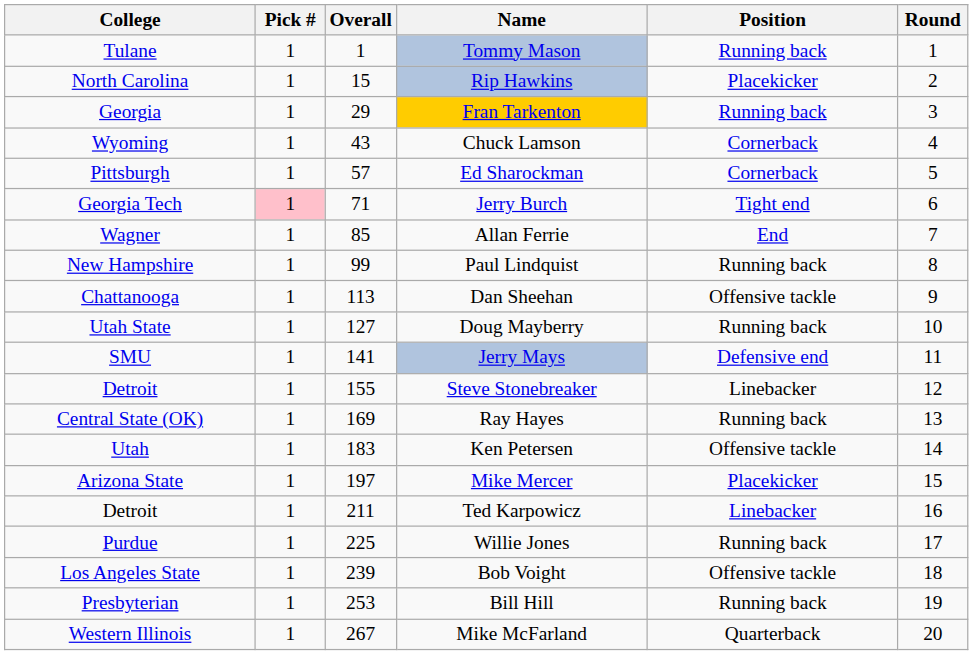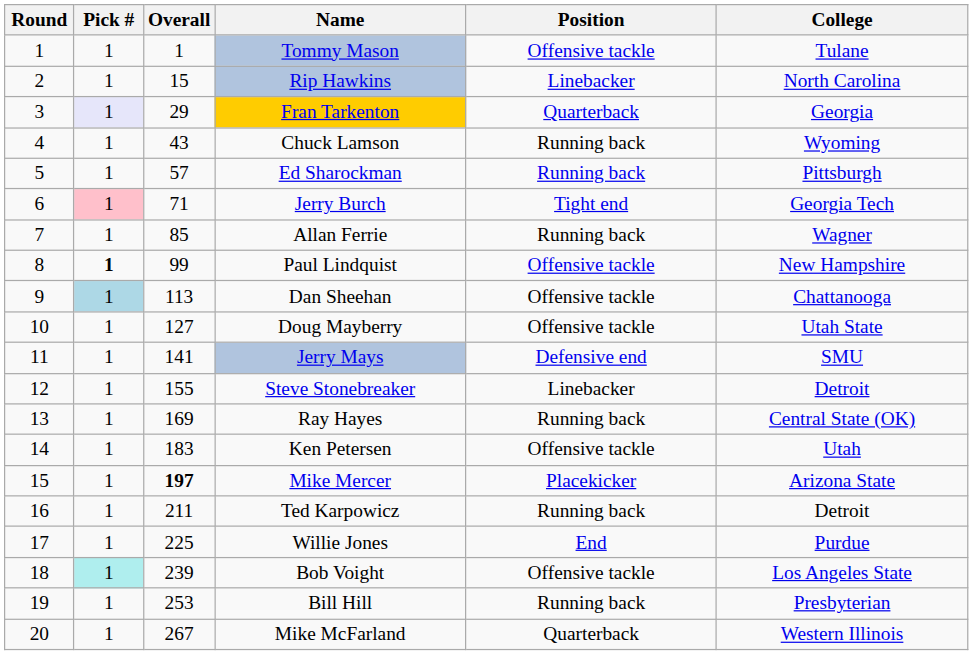columns swapped: (933, 19) <-> (130, 19)
(773, 50) Running back -> (591, 50) Offensive tackle
(773, 81) Placekicker -> (591, 81) Linebacker
(290, 111) no background -> (109, 111) lavender background
(773, 111) Running back -> (591, 111) Quarterback
(773, 142) Cornerback -> (591, 142) Running back
(773, 173) Cornerback -> (591, 173) Running back
(773, 234) End -> (591, 234) Running back
(290, 265) normal -> (109, 265) bold
(773, 265) Running back -> (591, 265) Offensive tackle
(290, 296) no background -> (109, 296) lightblue background
(773, 326) Running back -> (591, 326) Offensive tackle
(361, 480) normal -> (179, 480) bold
(773, 511) Linebacker -> (591, 511) Running back
(773, 541) Running back -> (591, 541) End
(290, 572) no background -> (109, 572) paleturquoise background
